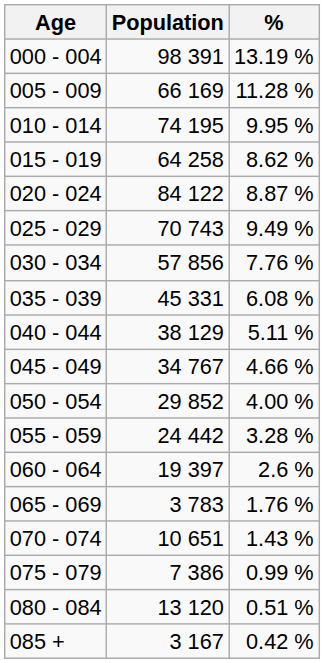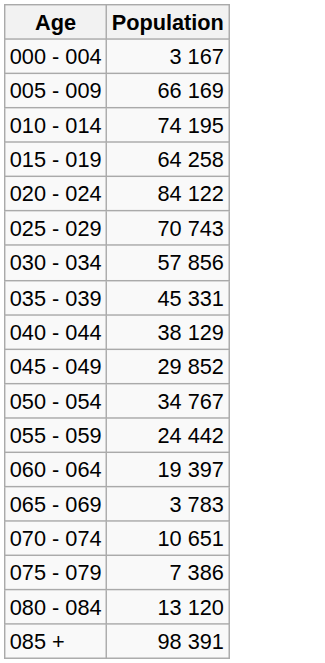- column: (274, 22)
(191, 57) 98 391 -> (197, 57) 3 167
(191, 366) 34 767 -> (191, 366) 29 852
(191, 401) 29 852 -> (191, 401) 34 767
(197, 641) 3 167 -> (191, 641) 98 391
